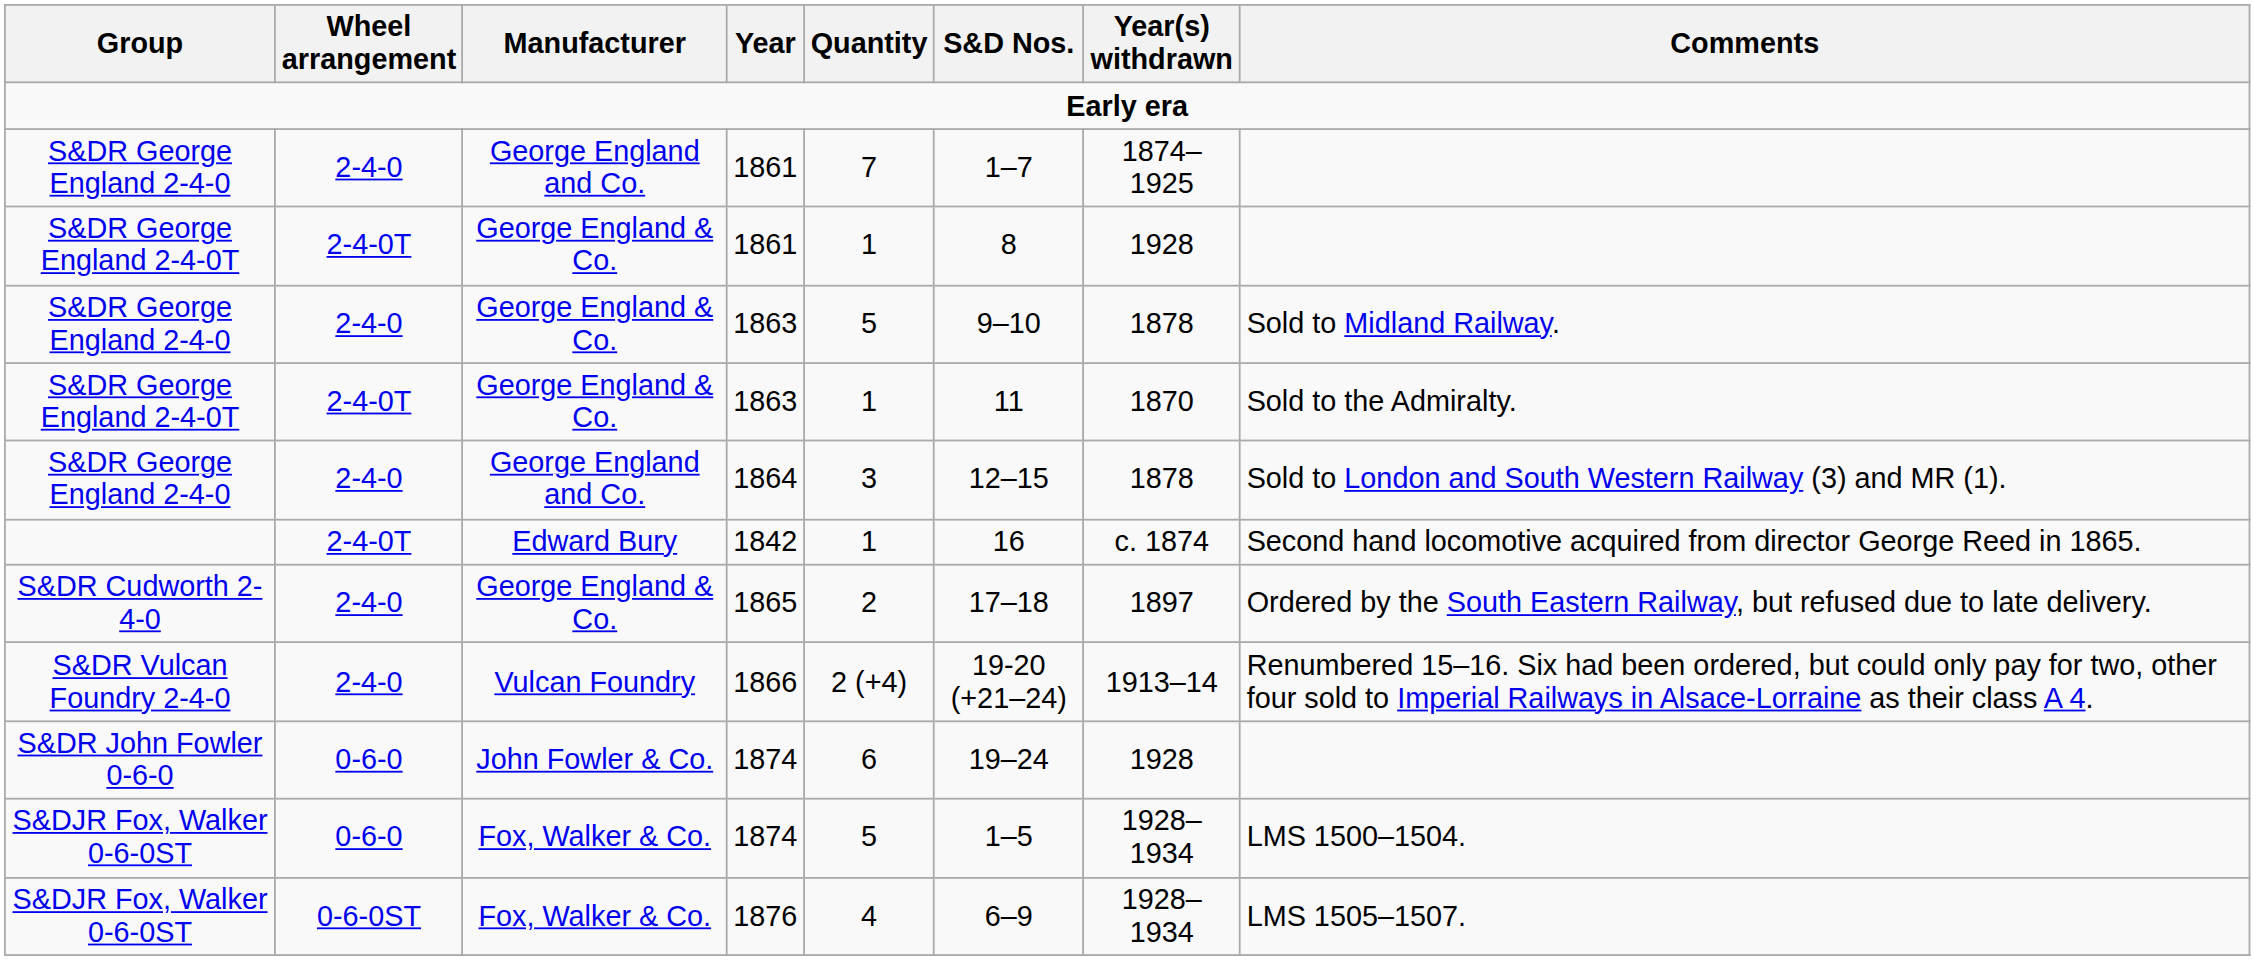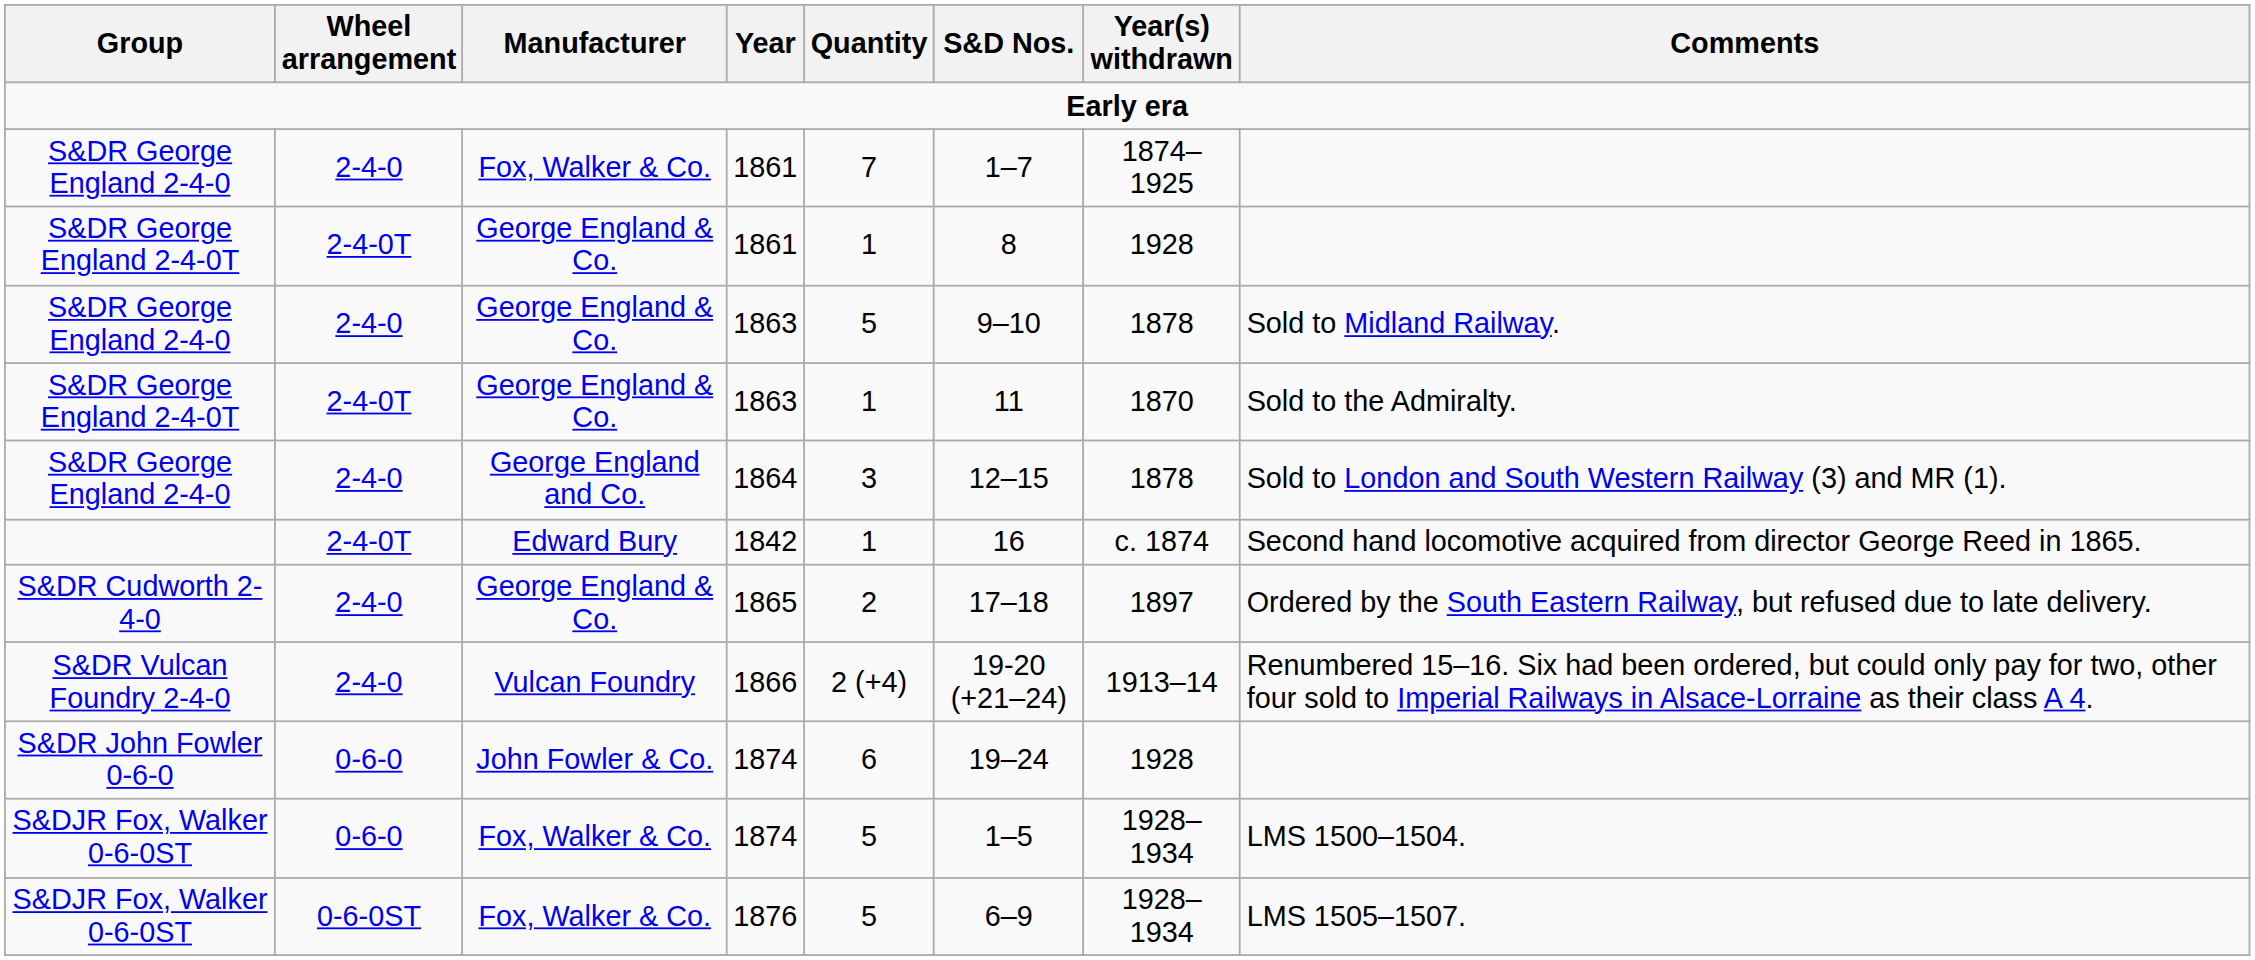(595, 167) George England and Co. -> (595, 167) Fox, Walker & Co.
(869, 915) 4 -> (869, 915) 5
